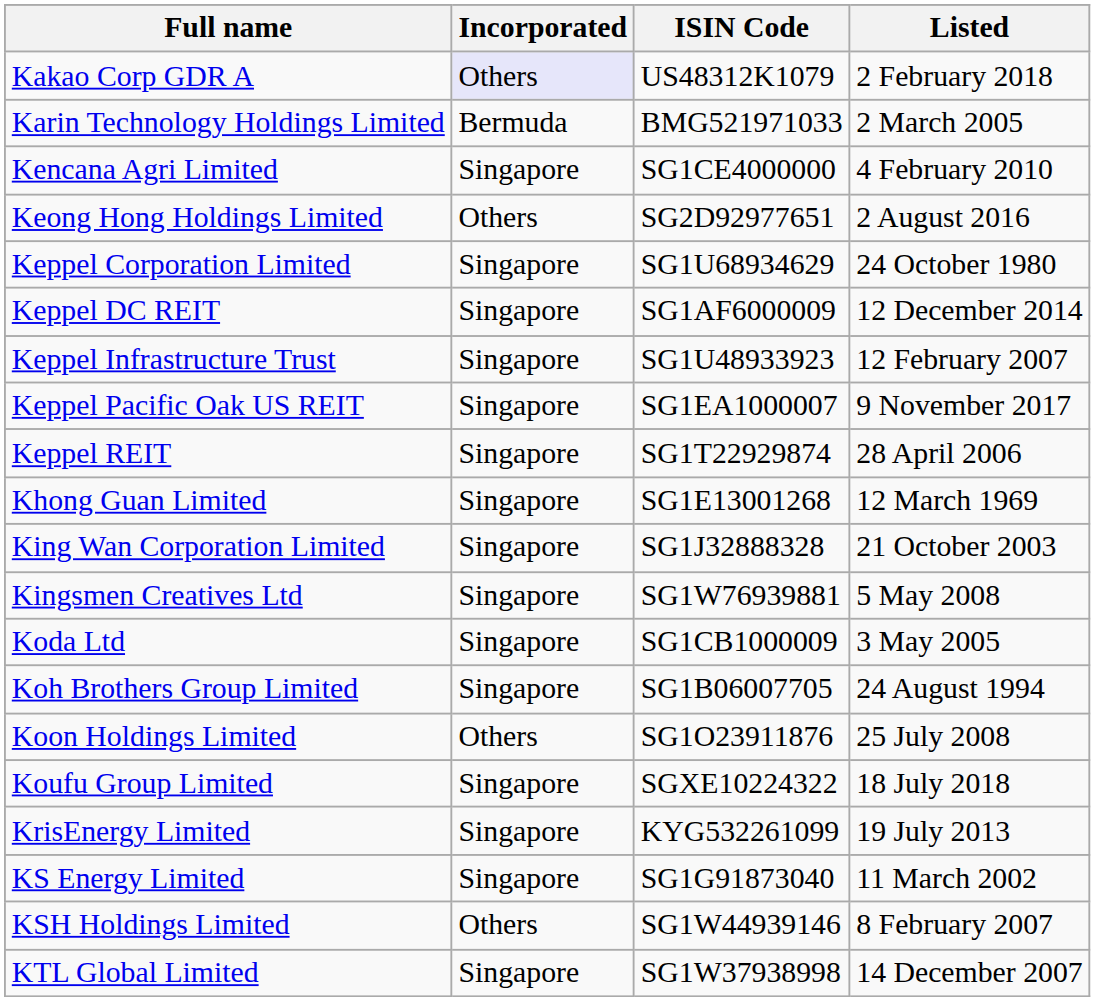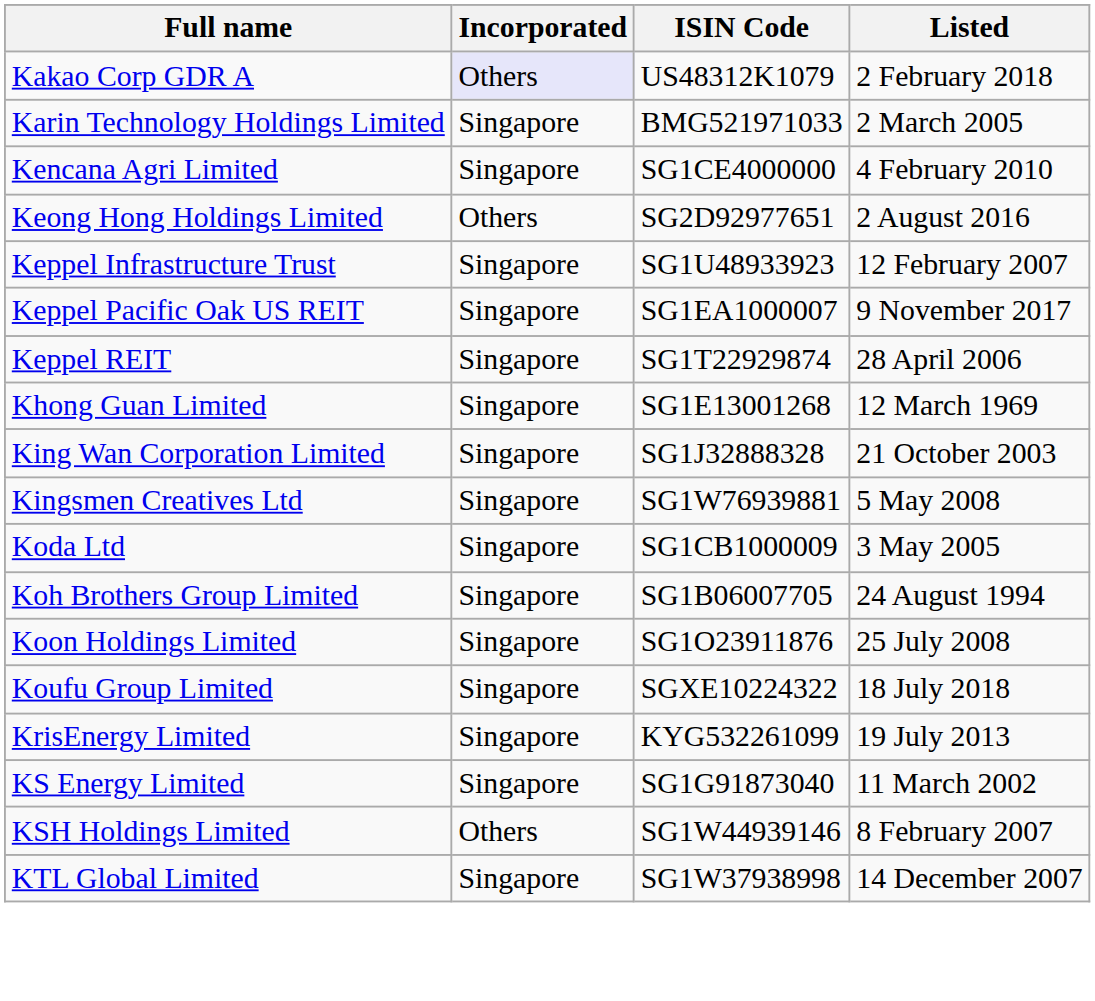(513, 122) Bermuda -> (519, 122) Singapore
- row: (181, 264)
- row: (116, 311)
(498, 736) Others -> (519, 641) Singapore
